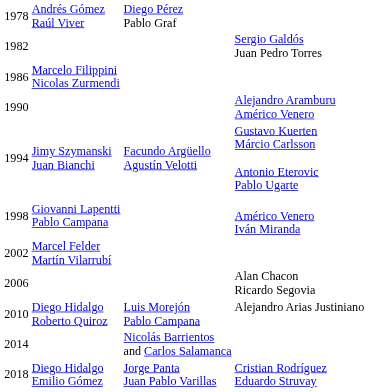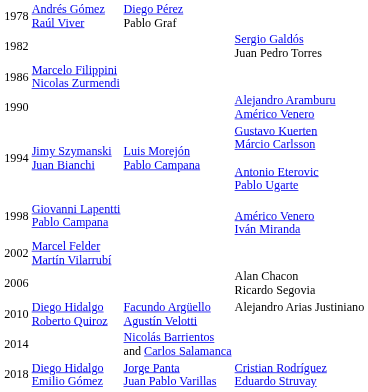(167, 158) Facundo Argüello Agustín Velotti -> (162, 158) Luis Morejón Pablo Campana
(162, 313) Luis Morejón Pablo Campana -> (167, 313) Facundo Argüello Agustín Velotti
